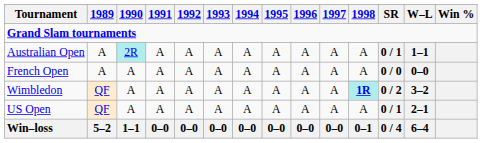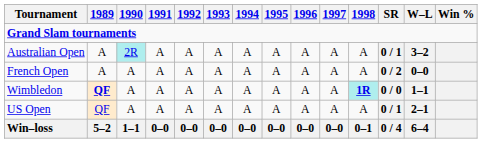(420, 51) 1–1 -> (420, 51) 3–2
(391, 71) 0 / 0 -> (391, 71) 0 / 2
(102, 90) normal -> (102, 90) bold
(391, 90) 0 / 2 -> (391, 90) 0 / 0
(420, 90) 3–2 -> (420, 90) 1–1
